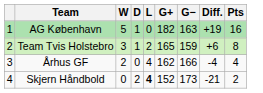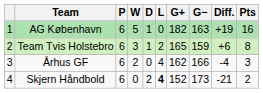+ column: (122, 12)
(236, 63) 4 -> (248, 63) 3
